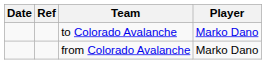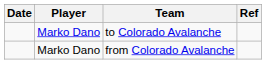columns swapped: (227, 13) <-> (47, 13)
